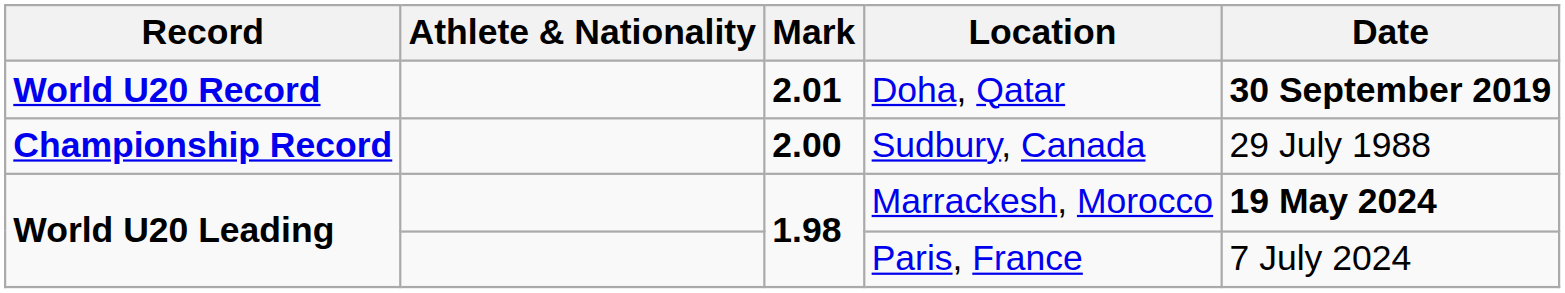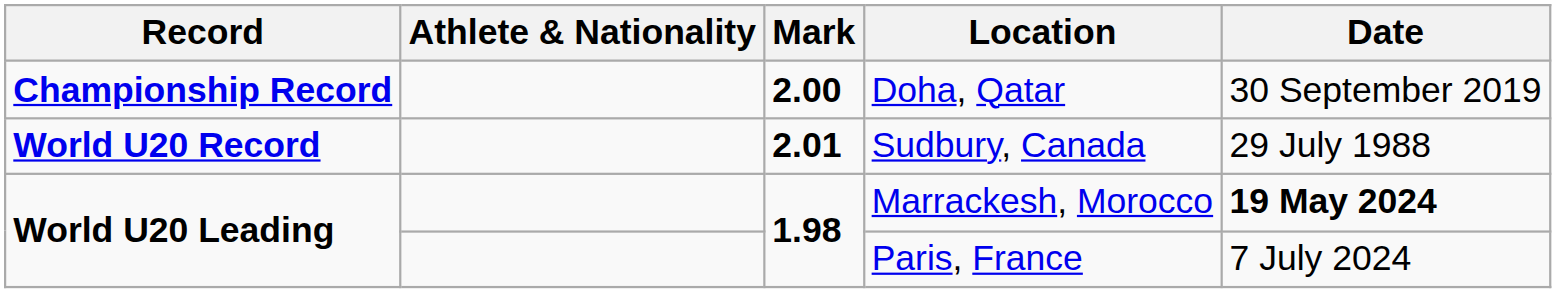(167, 88) World U20 Record -> (203, 88) Championship Record
(807, 88) 2.01 -> (807, 88) 2.00
(1390, 88) bold -> (1386, 88) normal
(203, 145) Championship Record -> (167, 145) World U20 Record
(807, 145) 2.00 -> (807, 145) 2.01
